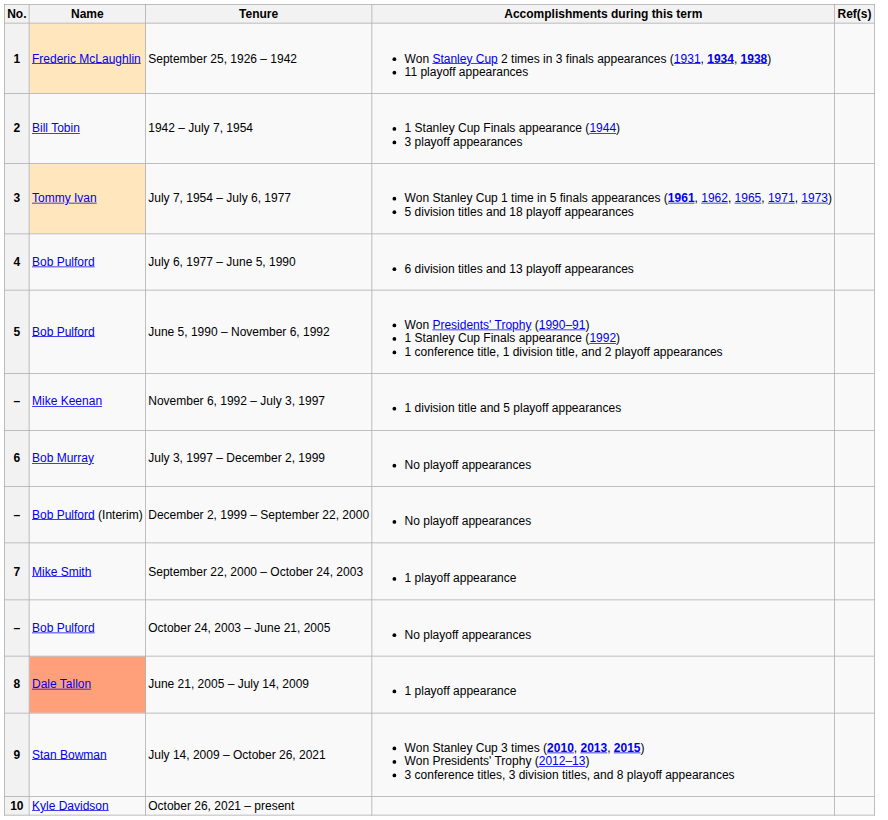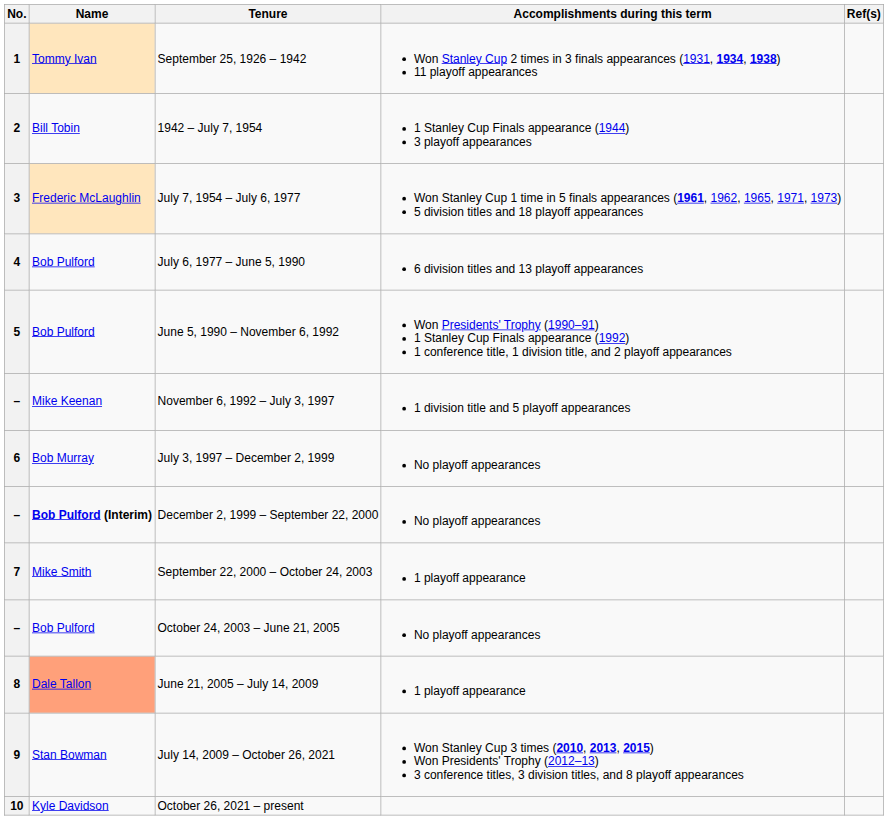(86, 58) Frederic McLaughlin -> (64, 58) Tommy Ivan
(64, 198) Tommy Ivan -> (86, 198) Frederic McLaughlin
(87, 515) normal -> (92, 515) bold
